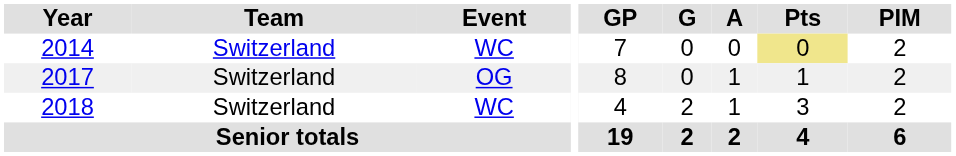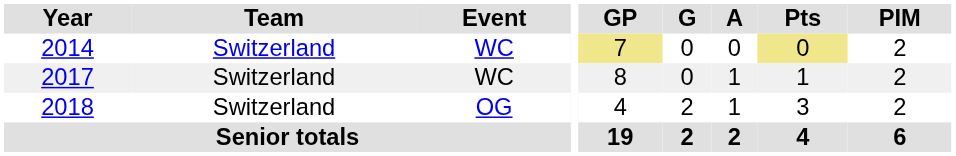(620, 48) no background -> (620, 48) khaki background
(494, 77) OG -> (494, 77) WC
(494, 107) WC -> (494, 107) OG
